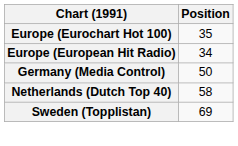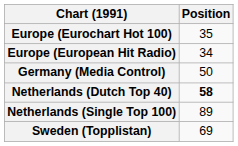(206, 92) normal -> (206, 92) bold
+ row: (92, 111)
